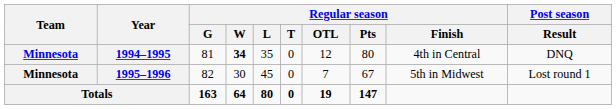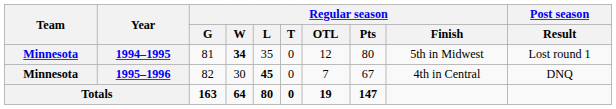(447, 54) 4th in Central -> (447, 54) 5th in Midwest
(560, 54) DNQ -> (560, 54) Lost round 1
(267, 74) normal -> (267, 74) bold
(447, 74) 5th in Midwest -> (447, 74) 4th in Central
(560, 74) Lost round 1 -> (560, 74) DNQ
